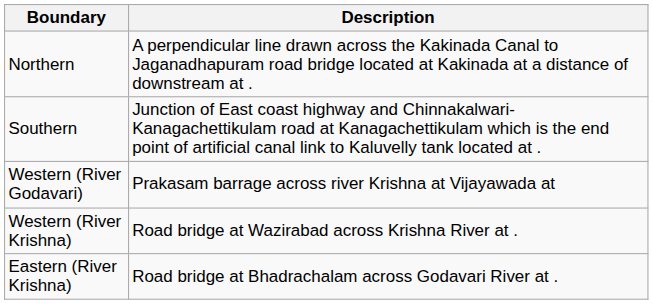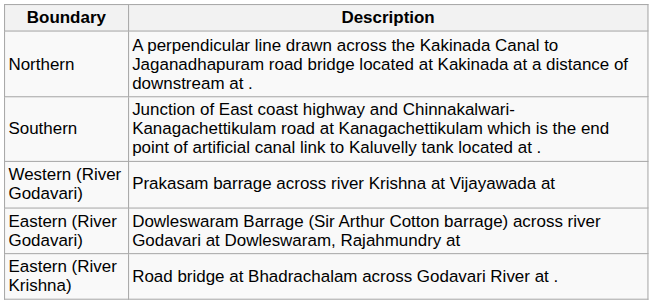- row: (65, 230)
+ row: (63, 230)
